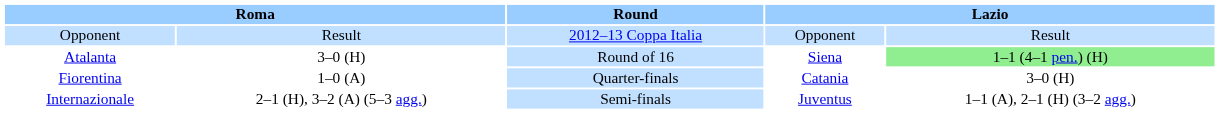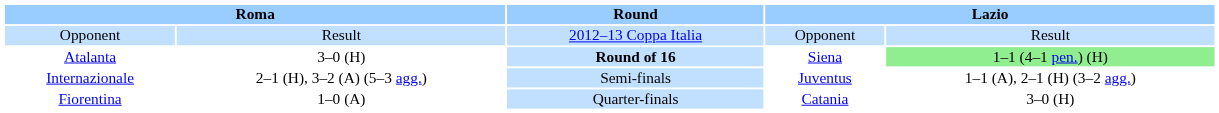(636, 56) normal -> (636, 56) bold
rows swapped: (90, 77) <-> (90, 99)
